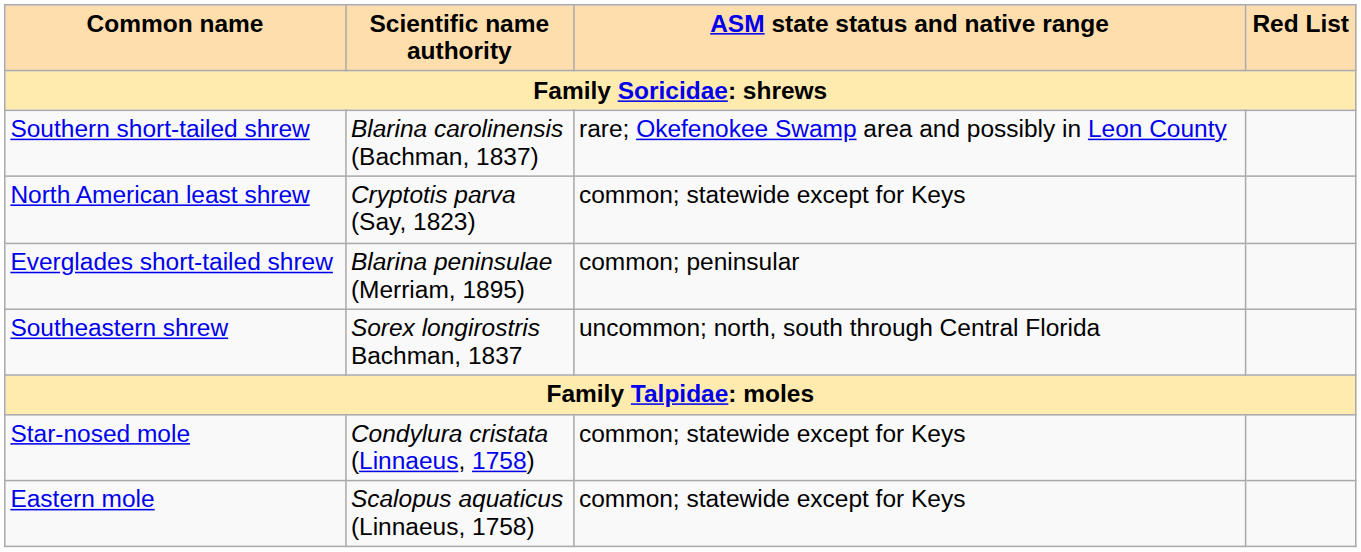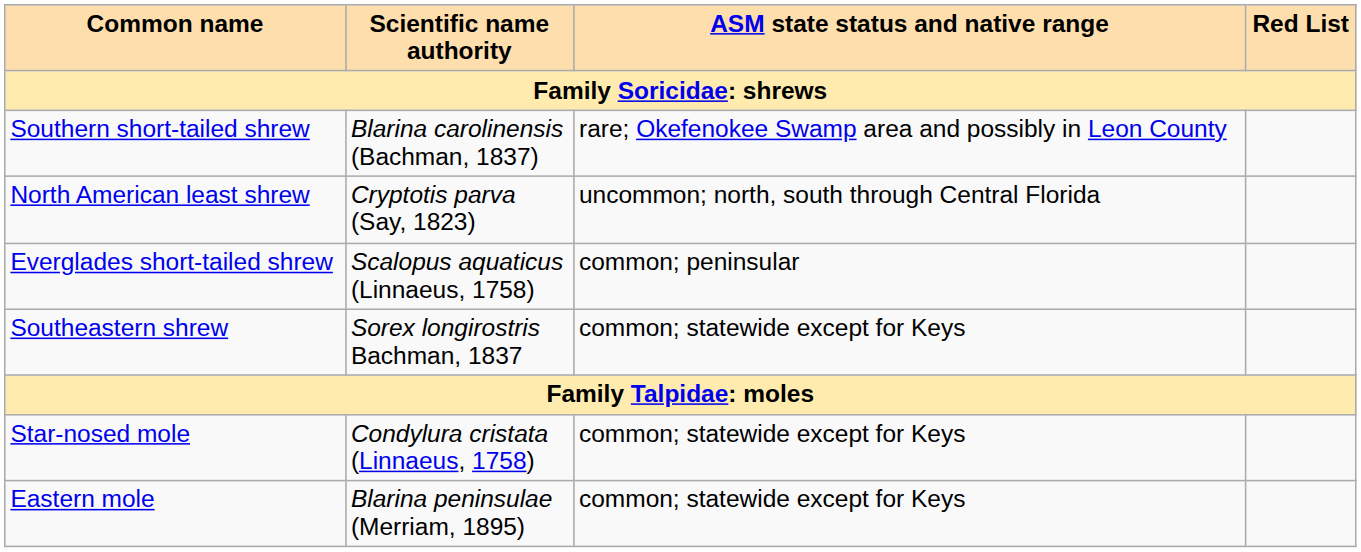(772, 195) common; statewide except for Keys -> (840, 195) uncommon; north, south through Central Florida
(452, 275) Blarina peninsulae (Merriam, 1895) -> (457, 275) Scalopus aquaticus (Linnaeus, 1758)
(840, 328) uncommon; north, south through Central Florida -> (772, 328) common; statewide except for Keys
(457, 513) Scalopus aquaticus (Linnaeus, 1758) -> (452, 513) Blarina peninsulae (Merriam, 1895)
